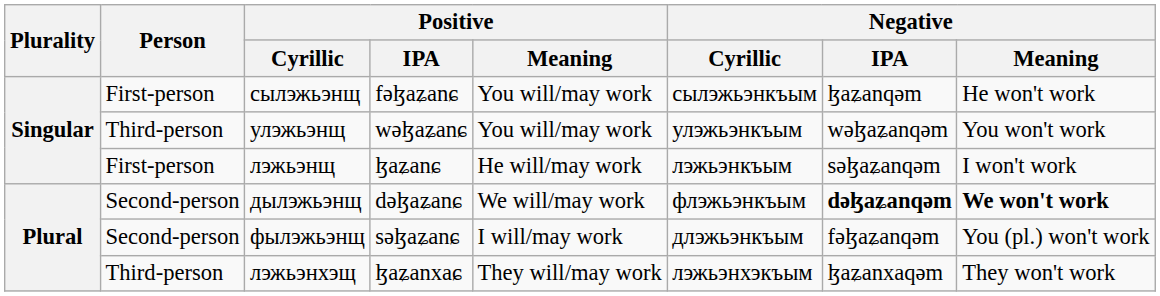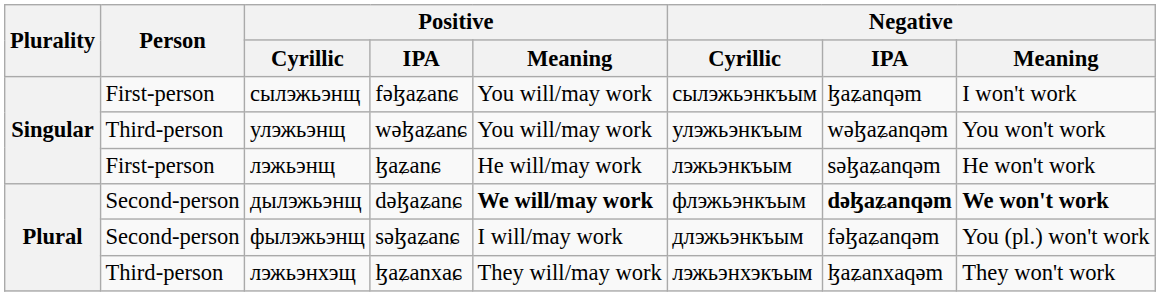(1029, 93) He won't work -> (1019, 93) I won't work
(1019, 165) I won't work -> (1029, 165) He won't work
(561, 201) normal -> (565, 201) bold
